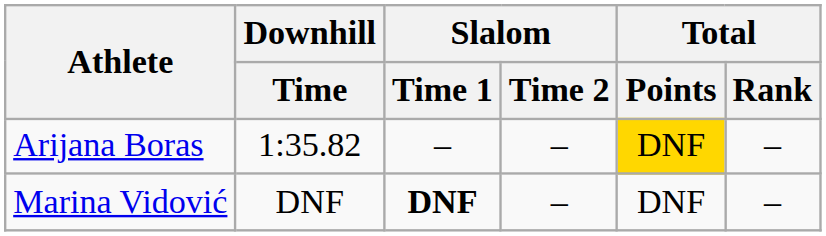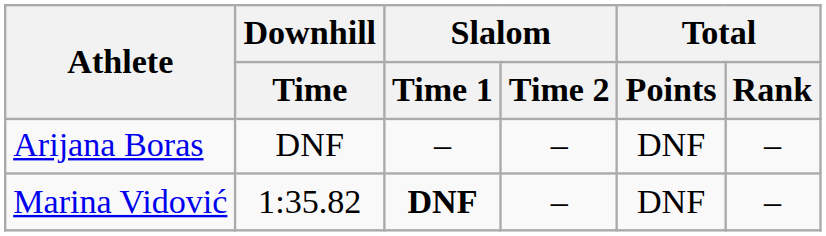(310, 145) 1:35.82 -> (310, 145) DNF
(671, 145) gold background -> (671, 145) no background
(310, 201) DNF -> (310, 201) 1:35.82
